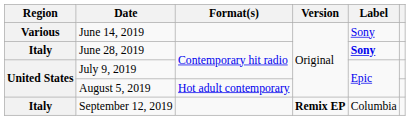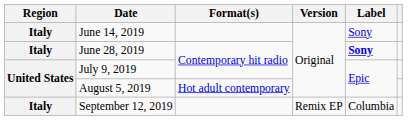(40, 32) Various -> (40, 32) Italy
(320, 106) bold -> (319, 106) normal
